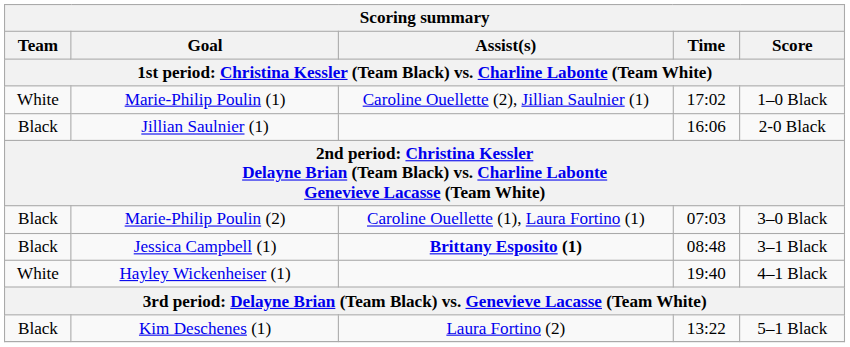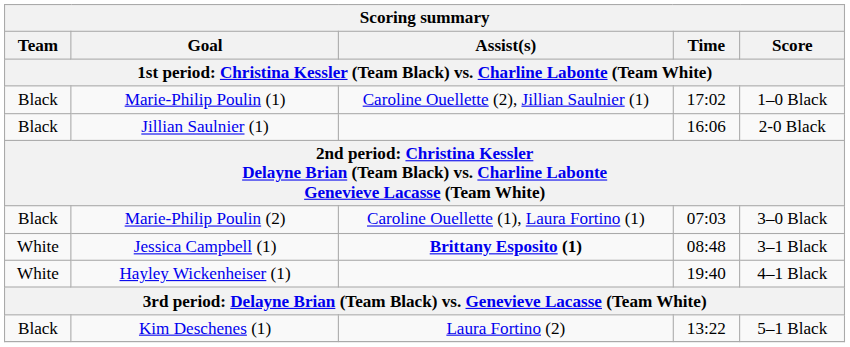(38, 99) White -> (38, 99) Black
(38, 246) Black -> (38, 246) White
